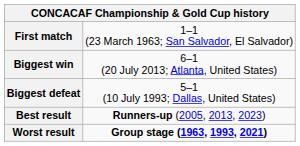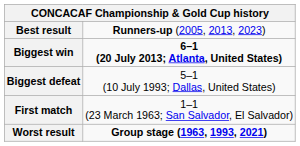rows swapped: (44, 36) <-> (44, 116)
(189, 65) normal -> (189, 53) bold
